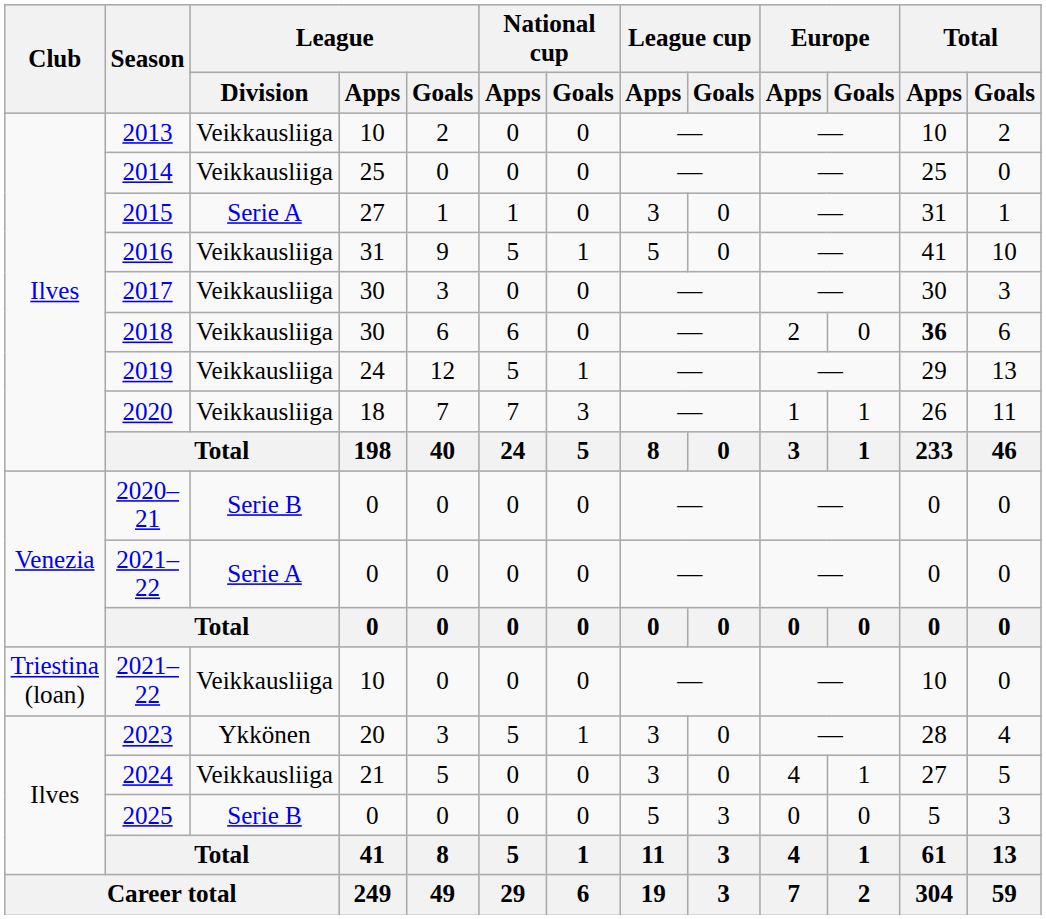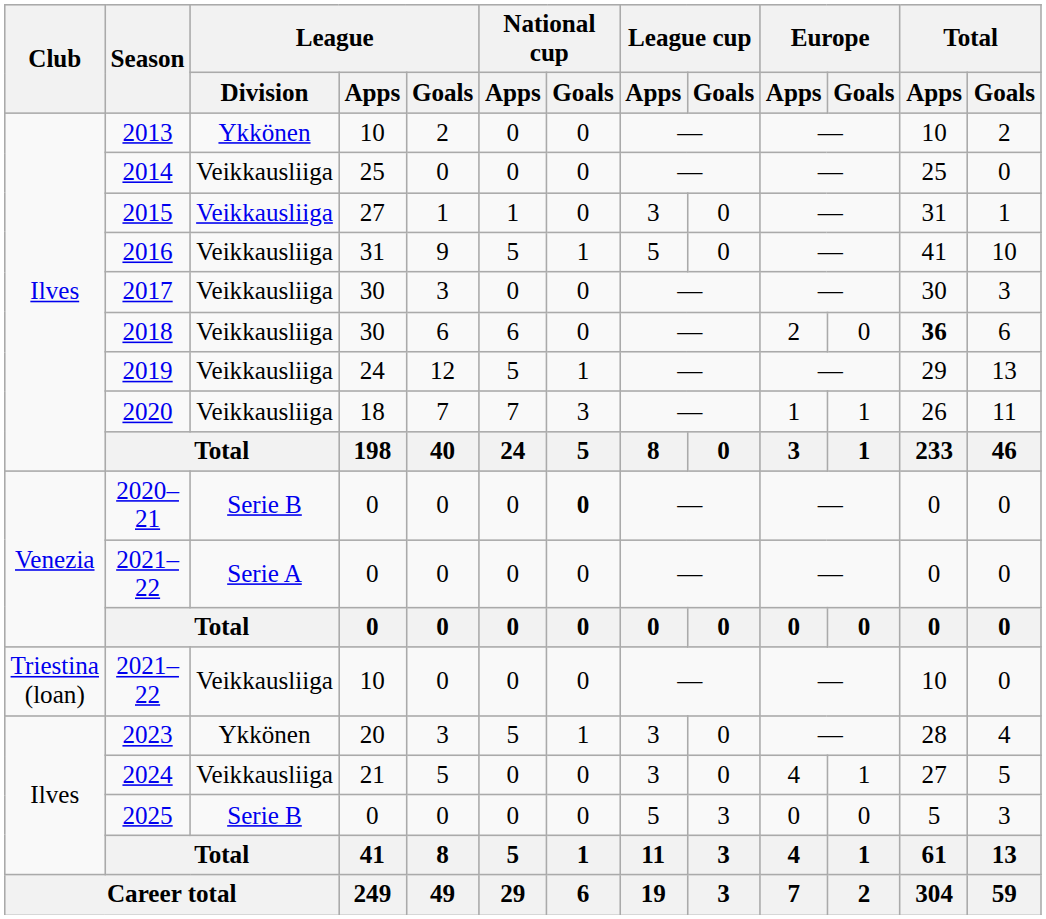(264, 132) Veikkausliiga -> (264, 132) Ykkönen
(264, 212) Serie A -> (264, 212) Veikkausliiga
(583, 505) normal -> (583, 505) bold
